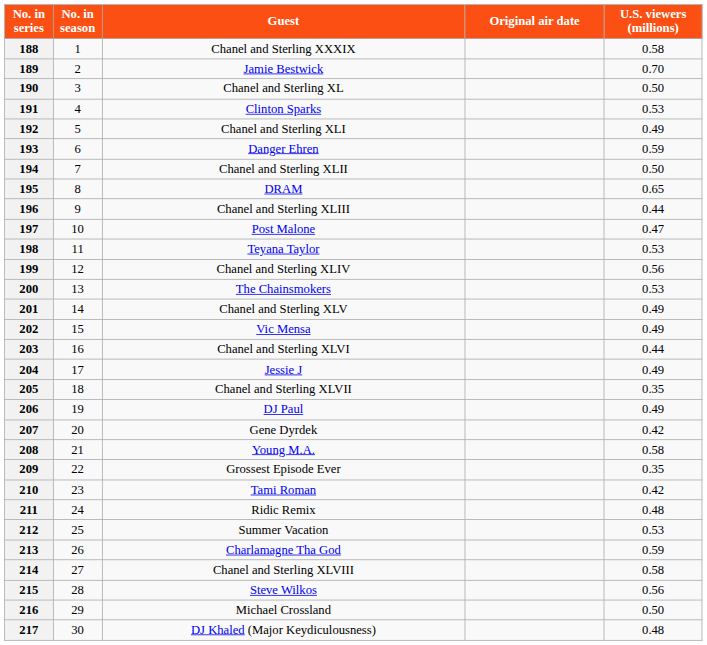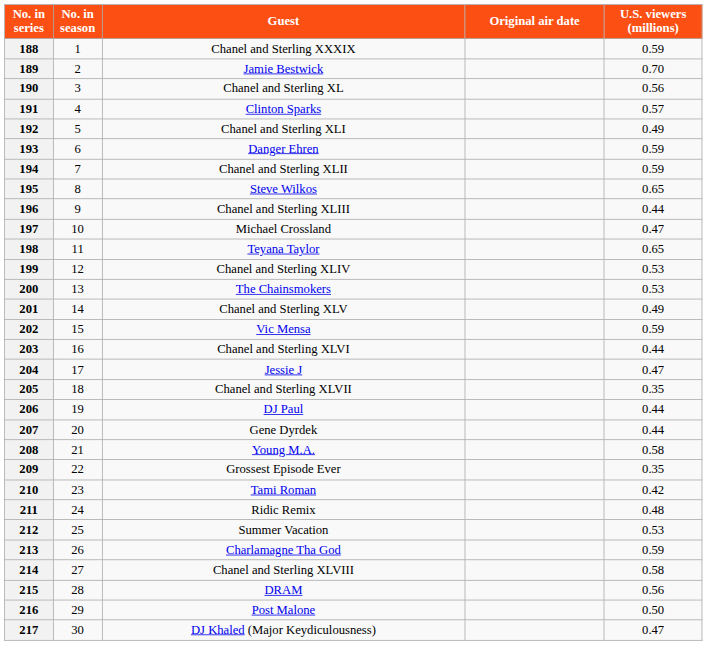(653, 48) 0.58 -> (653, 48) 0.59
(653, 88) 0.50 -> (653, 88) 0.56
(653, 108) 0.53 -> (653, 108) 0.57
(653, 169) 0.50 -> (653, 169) 0.59
(283, 189) DRAM -> (283, 189) Steve Wilkos
(283, 229) Post Malone -> (283, 229) Michael Crossland
(653, 249) 0.53 -> (653, 249) 0.65
(653, 269) 0.56 -> (653, 269) 0.53
(653, 329) 0.49 -> (653, 329) 0.59
(653, 369) 0.49 -> (653, 369) 0.47
(653, 409) 0.49 -> (653, 409) 0.44
(653, 429) 0.42 -> (653, 429) 0.44
(283, 590) Steve Wilkos -> (283, 590) DRAM
(283, 610) Michael Crossland -> (283, 610) Post Malone
(653, 630) 0.48 -> (653, 630) 0.47
